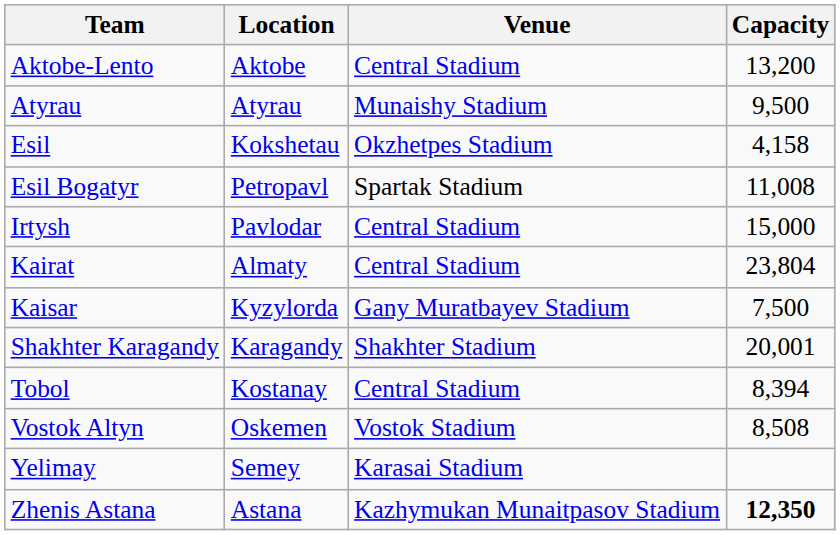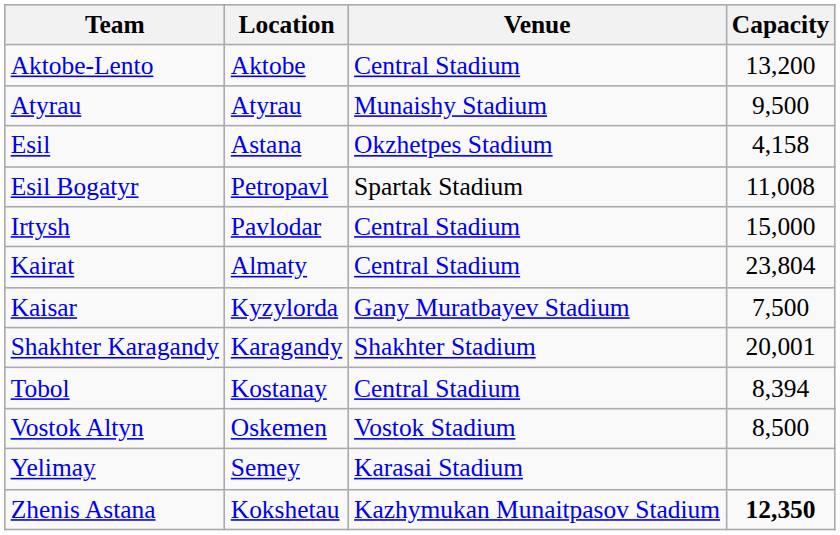(285, 145) Kokshetau -> (266, 145) Astana
(781, 428) 8,508 -> (781, 428) 8,500
(266, 508) Astana -> (285, 508) Kokshetau
